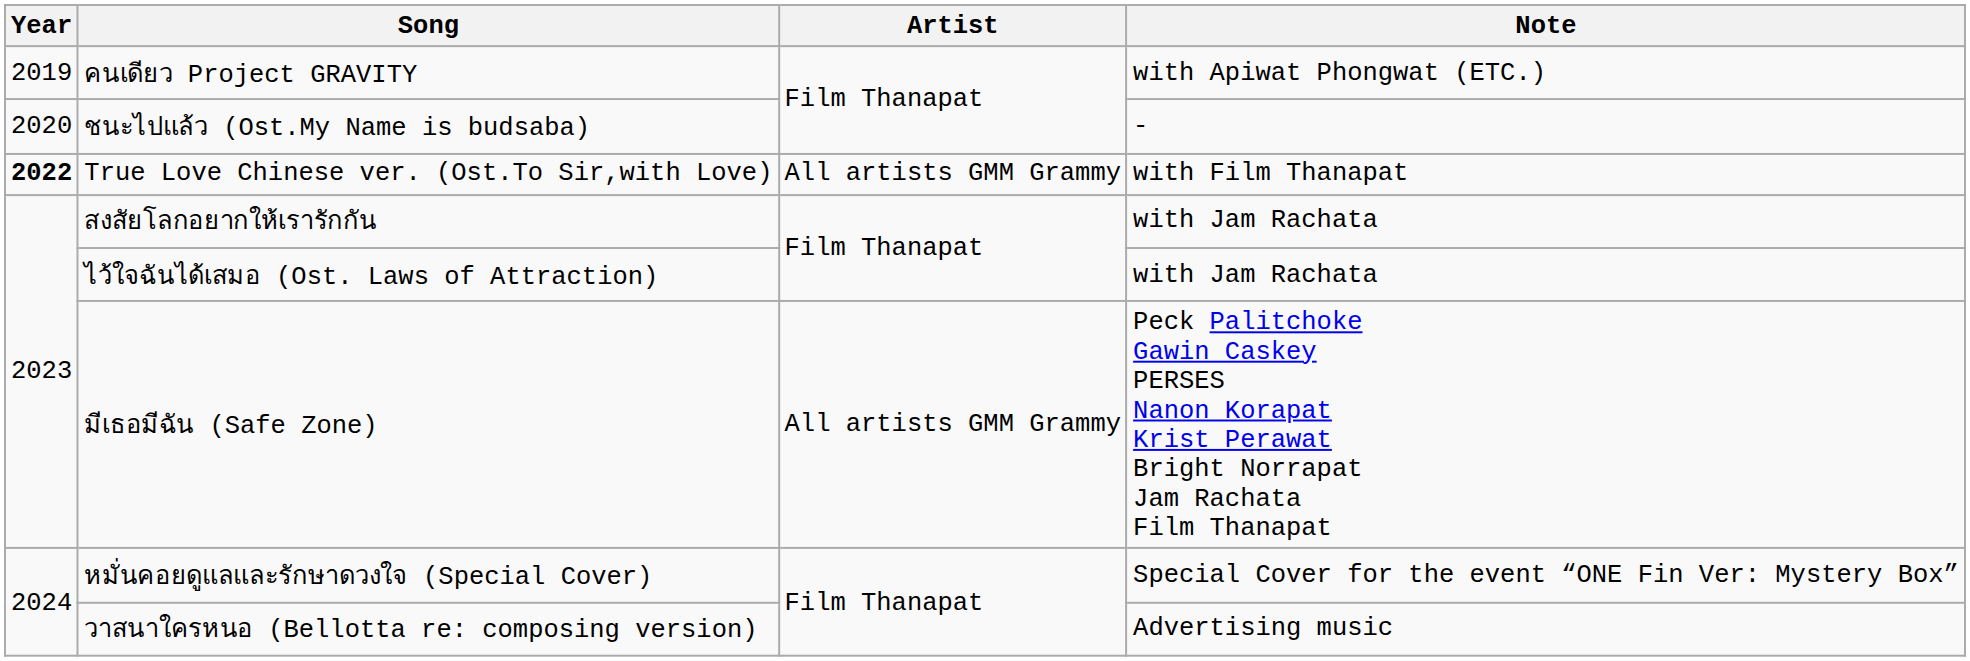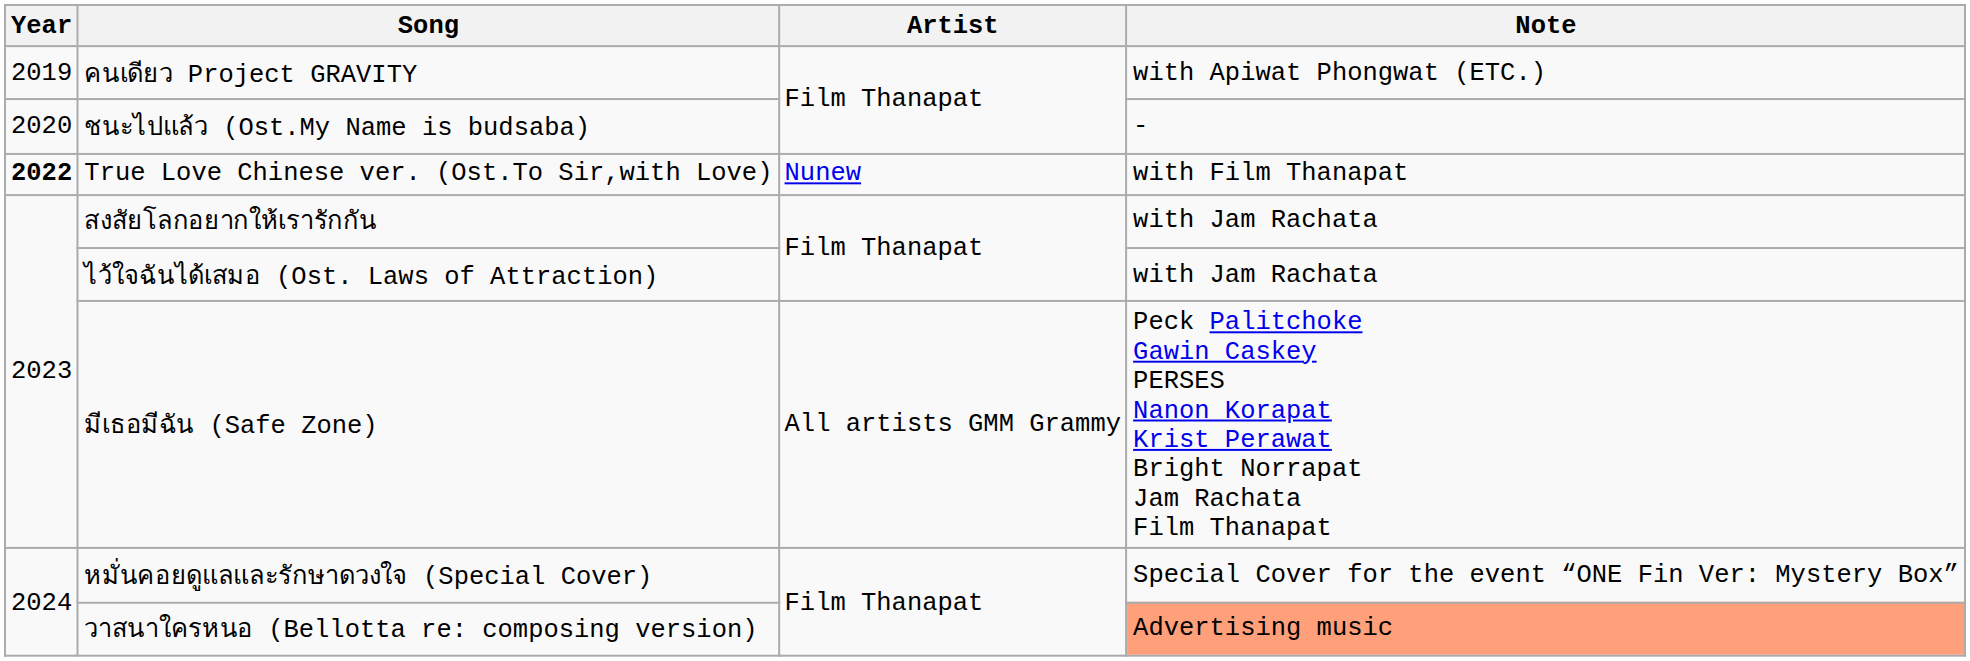(953, 174) All artists GMM Grammy -> (823, 174) Nunew
(1263, 628) no background -> (1263, 628) lightsalmon background
